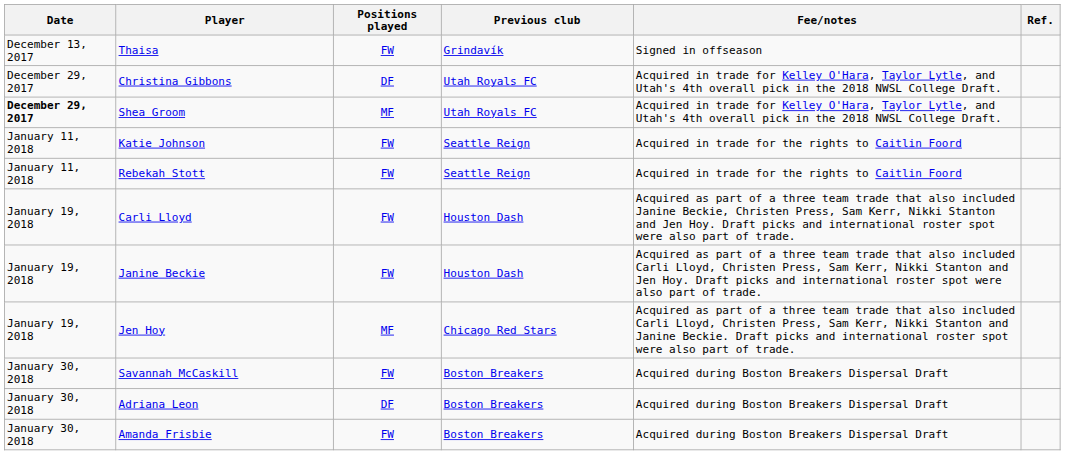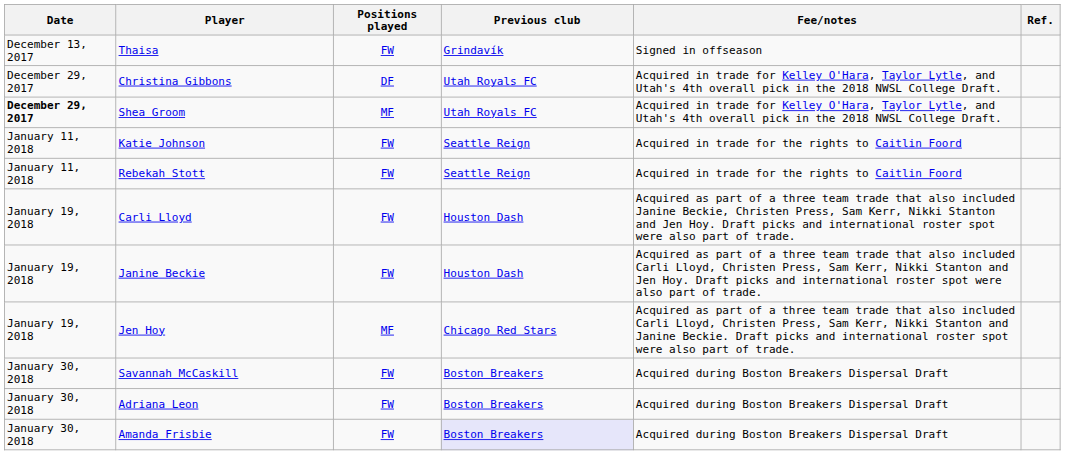(387, 404) DF -> (387, 404) FW
(493, 435) no background -> (493, 435) lavender background
